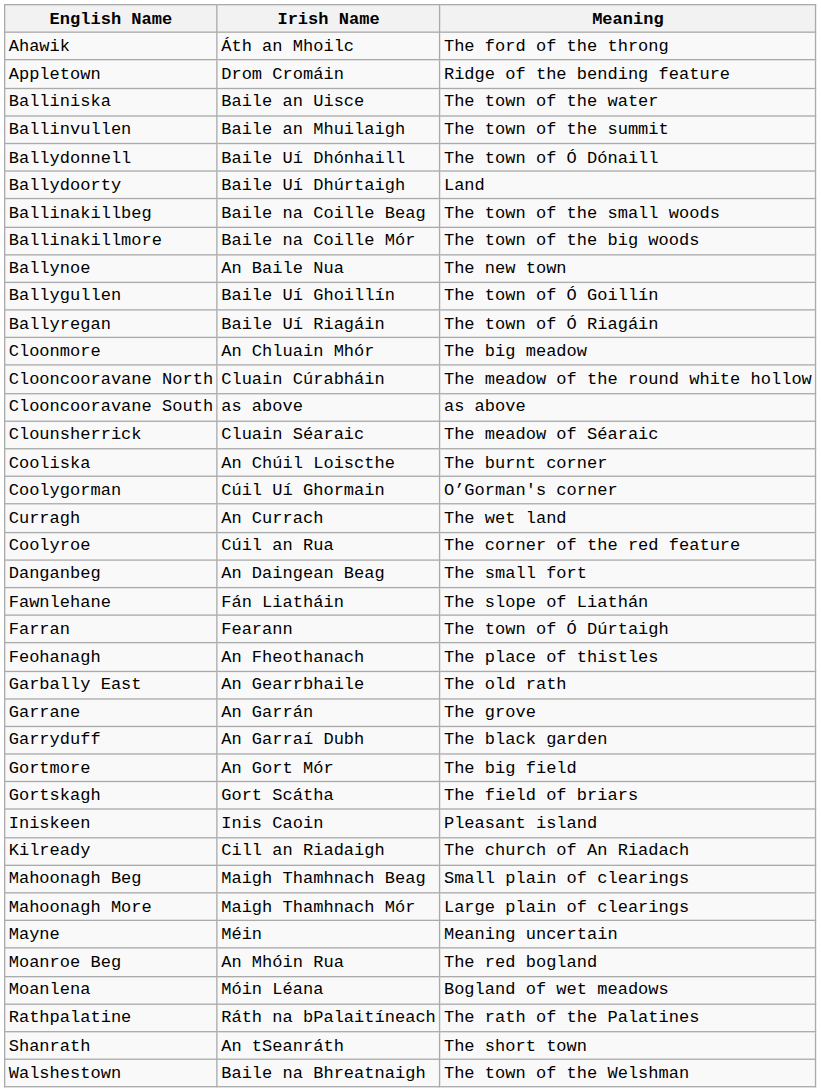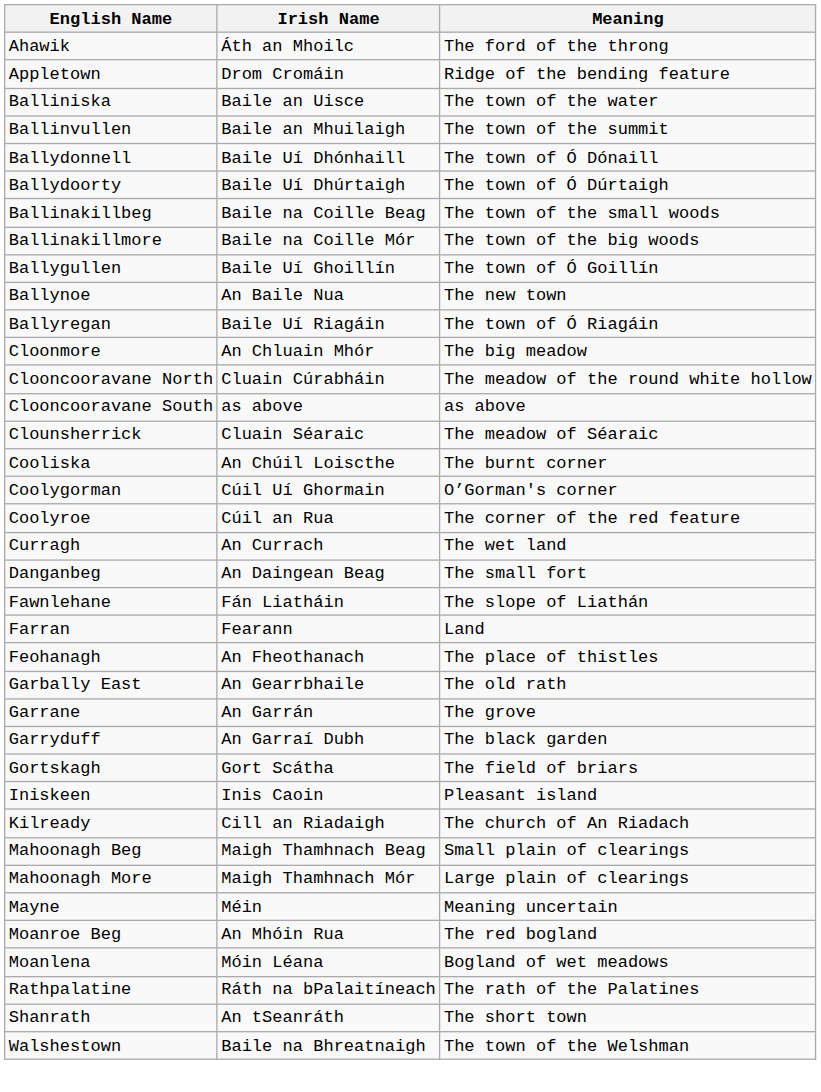(464, 185) Land -> (556, 185) The town of Ó Dúrtaigh
rows swapped: (65, 296) <-> (50, 268)
rows swapped: (50, 546) <-> (44, 518)
(556, 629) The town of Ó Dúrtaigh -> (464, 629) Land
- row: (50, 768)
